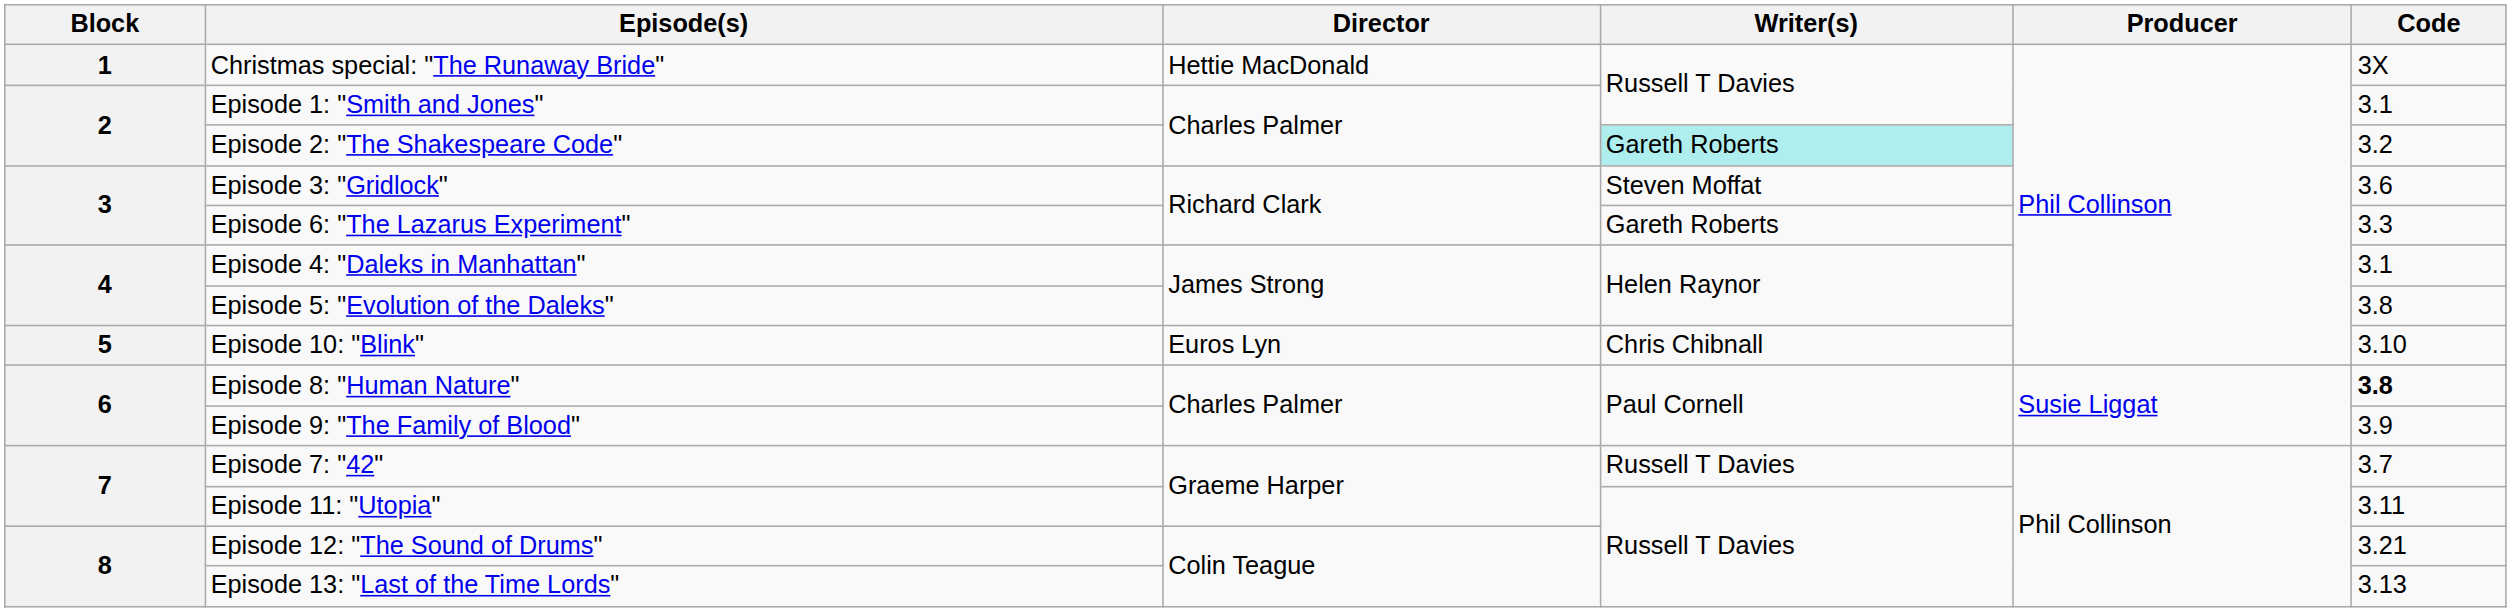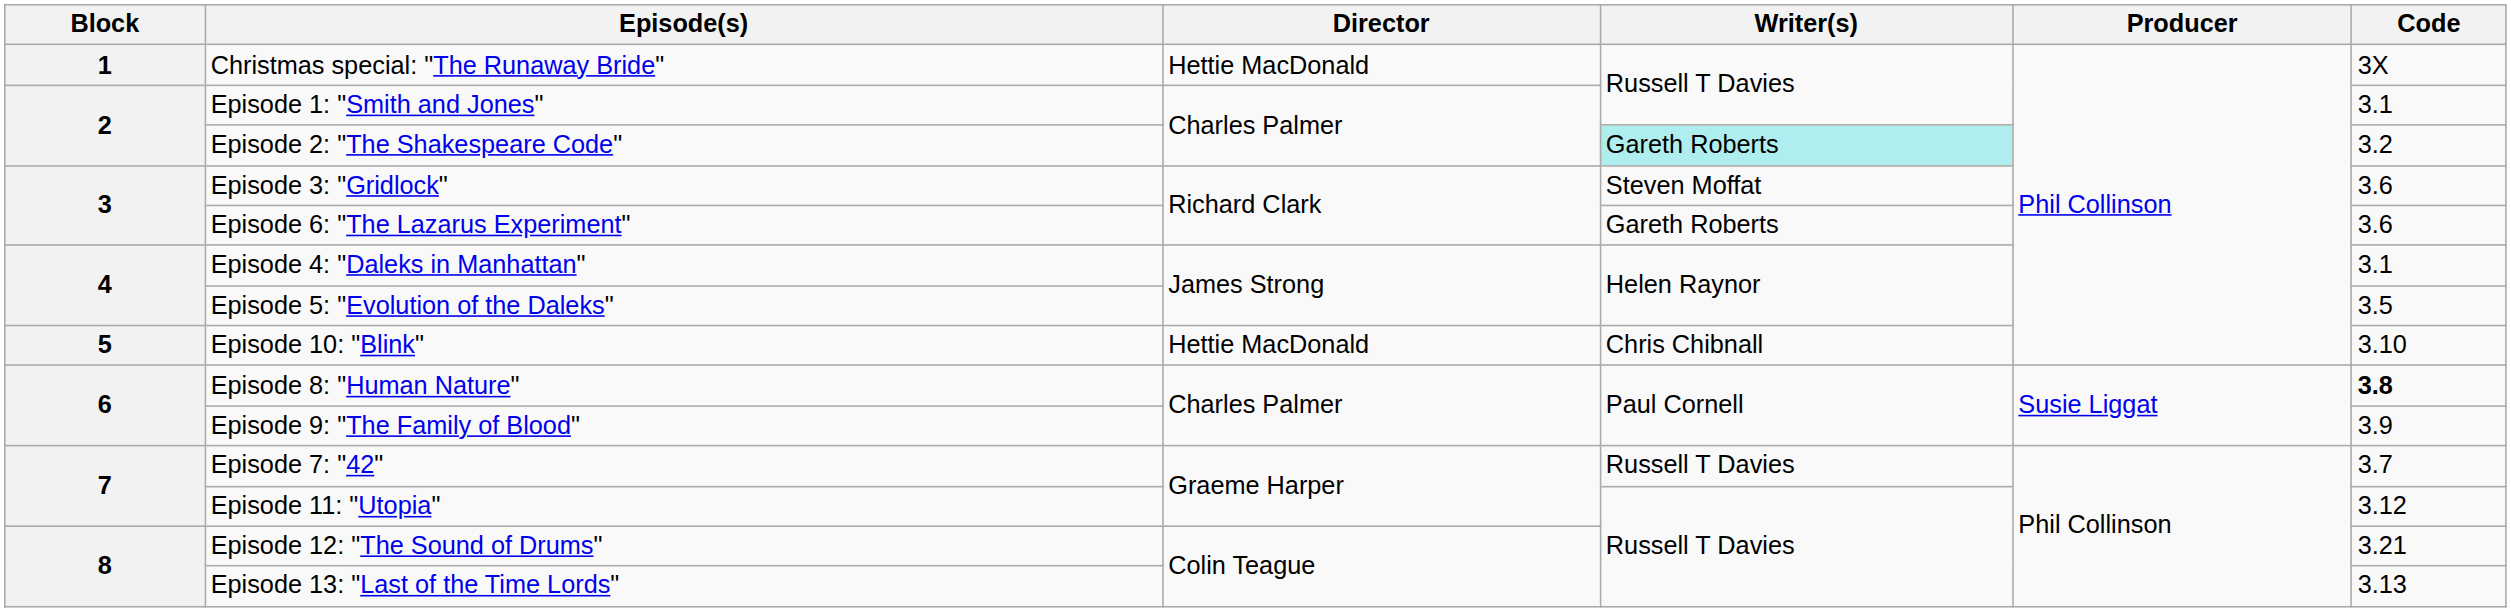(2375, 225) 3.3 -> (2375, 225) 3.6
(2375, 305) 3.8 -> (2375, 305) 3.5
(1225, 345) Euros Lyn -> (1269, 345) Hettie MacDonald
(2381, 505) 3.11 -> (2382, 505) 3.12
